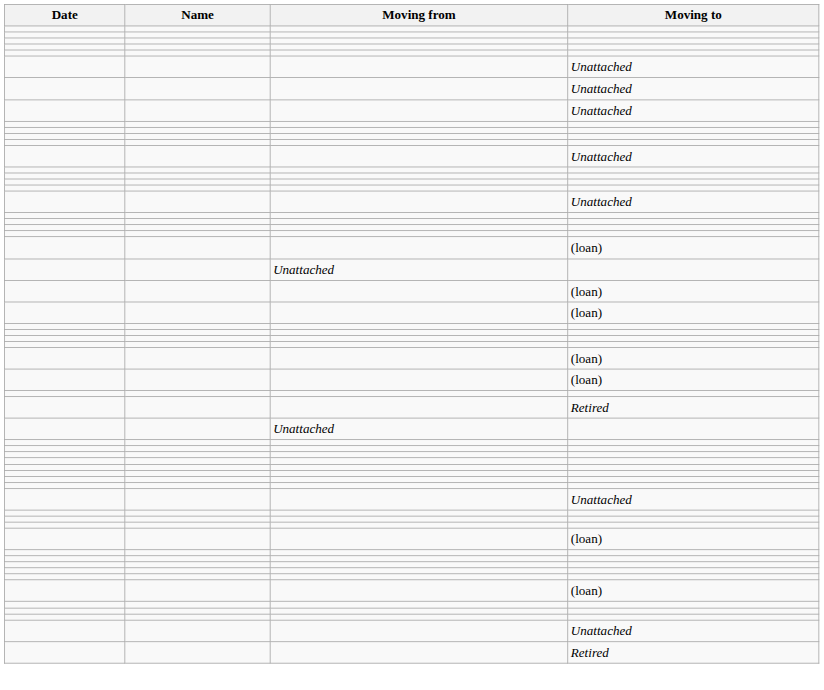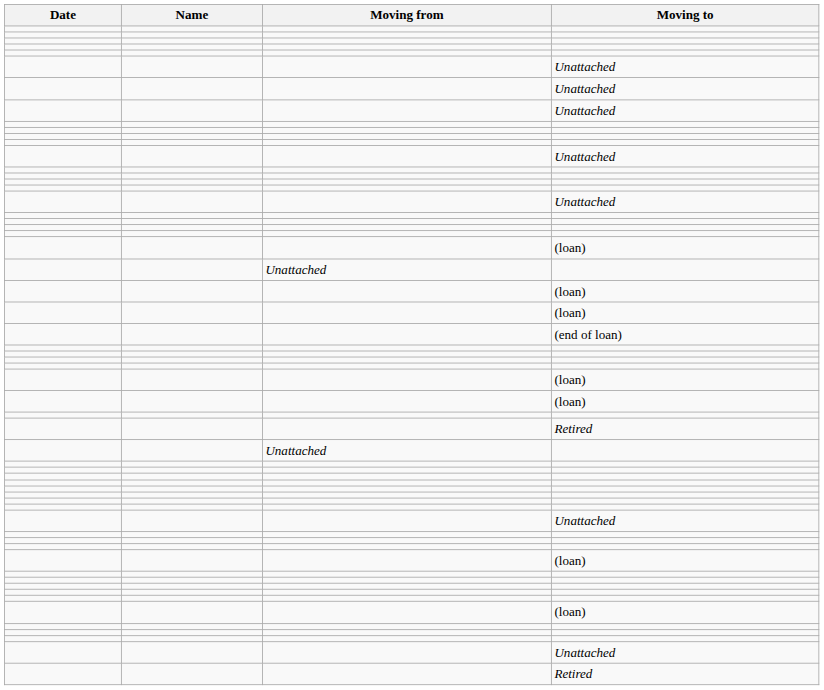+ row: (407, 334)
